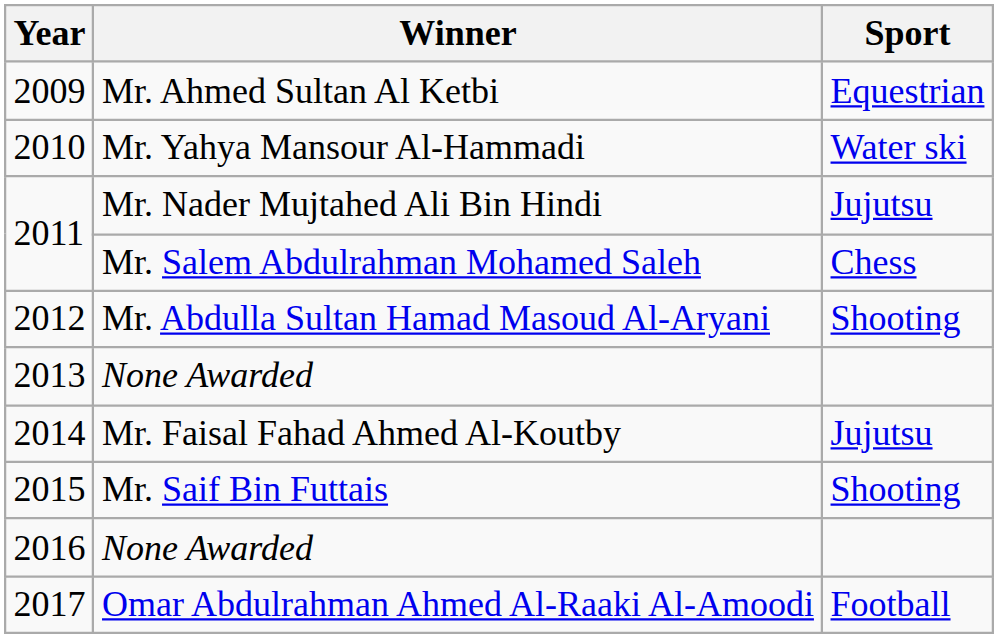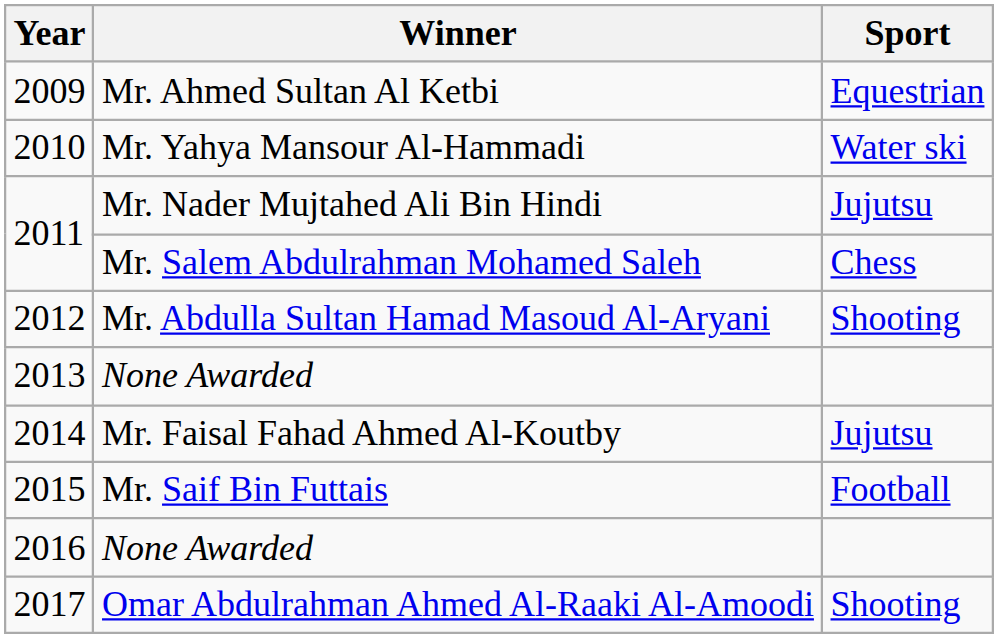(896, 489) Shooting -> (891, 489) Football
(891, 603) Football -> (896, 603) Shooting
